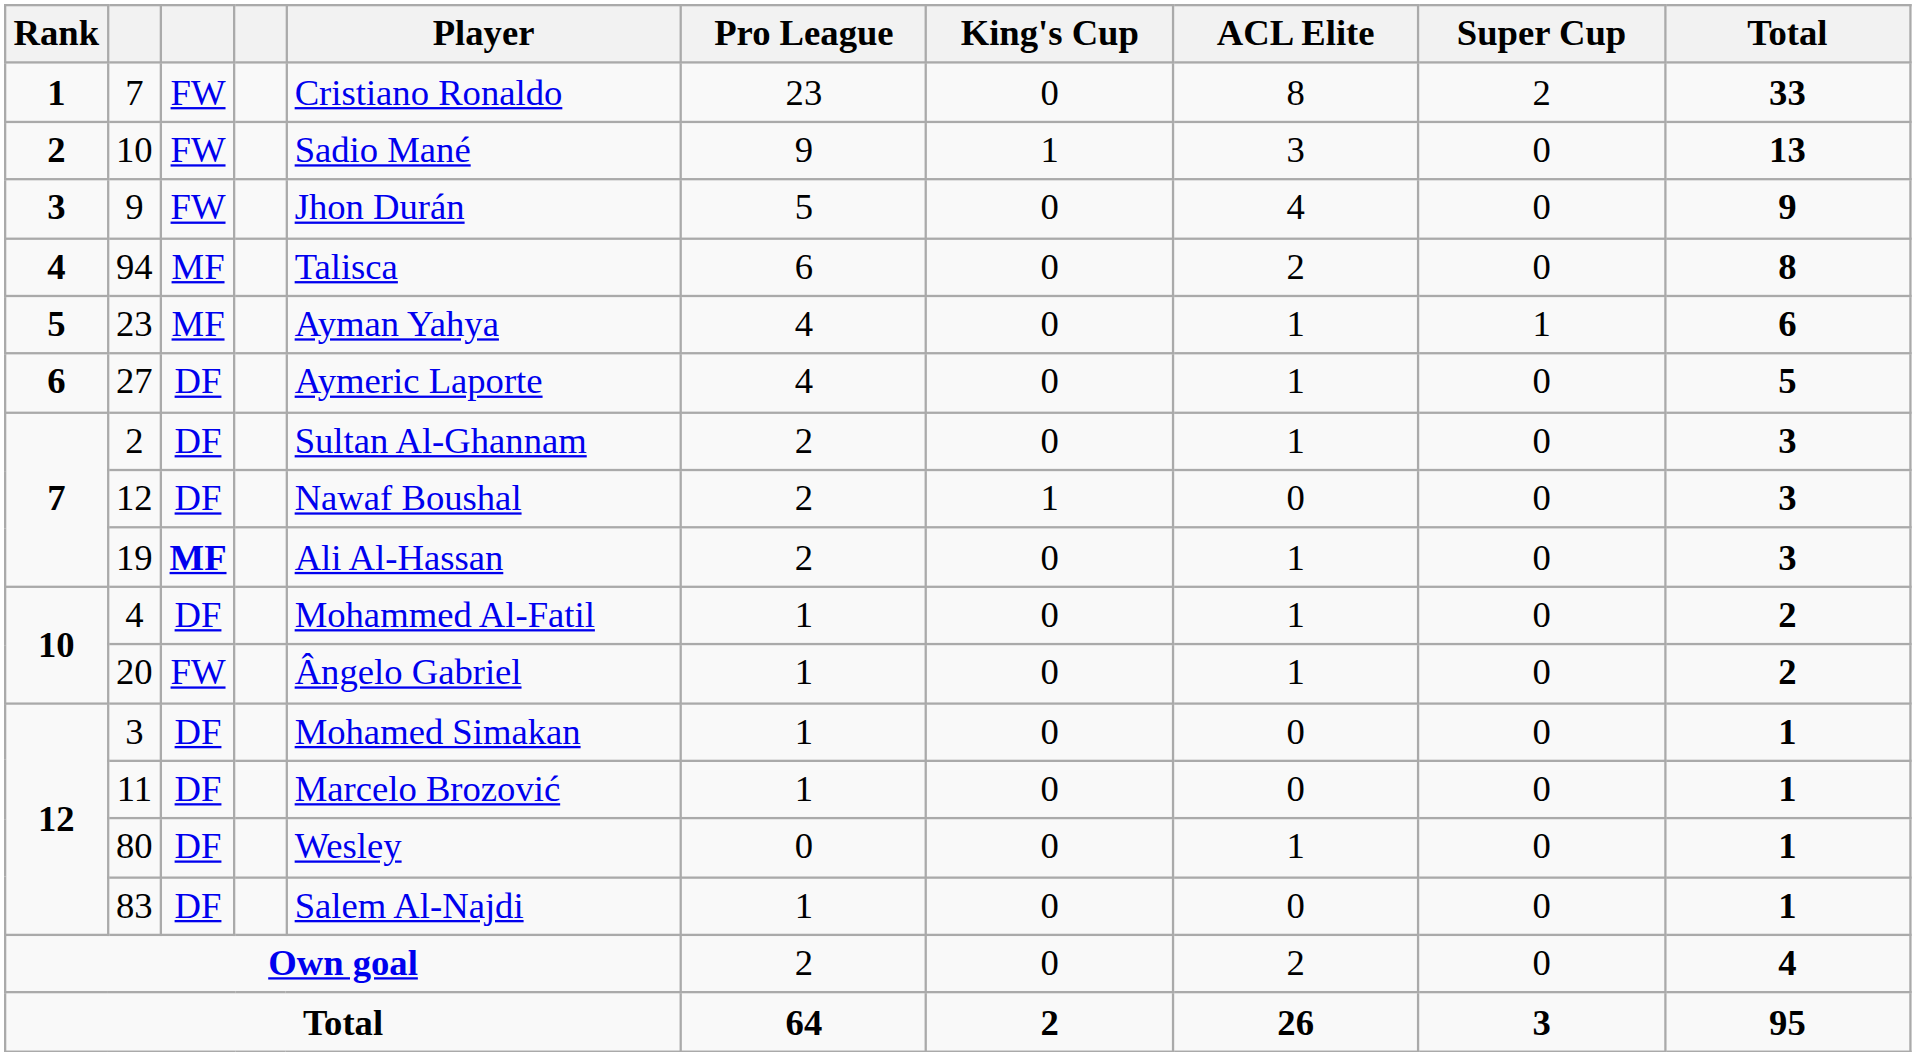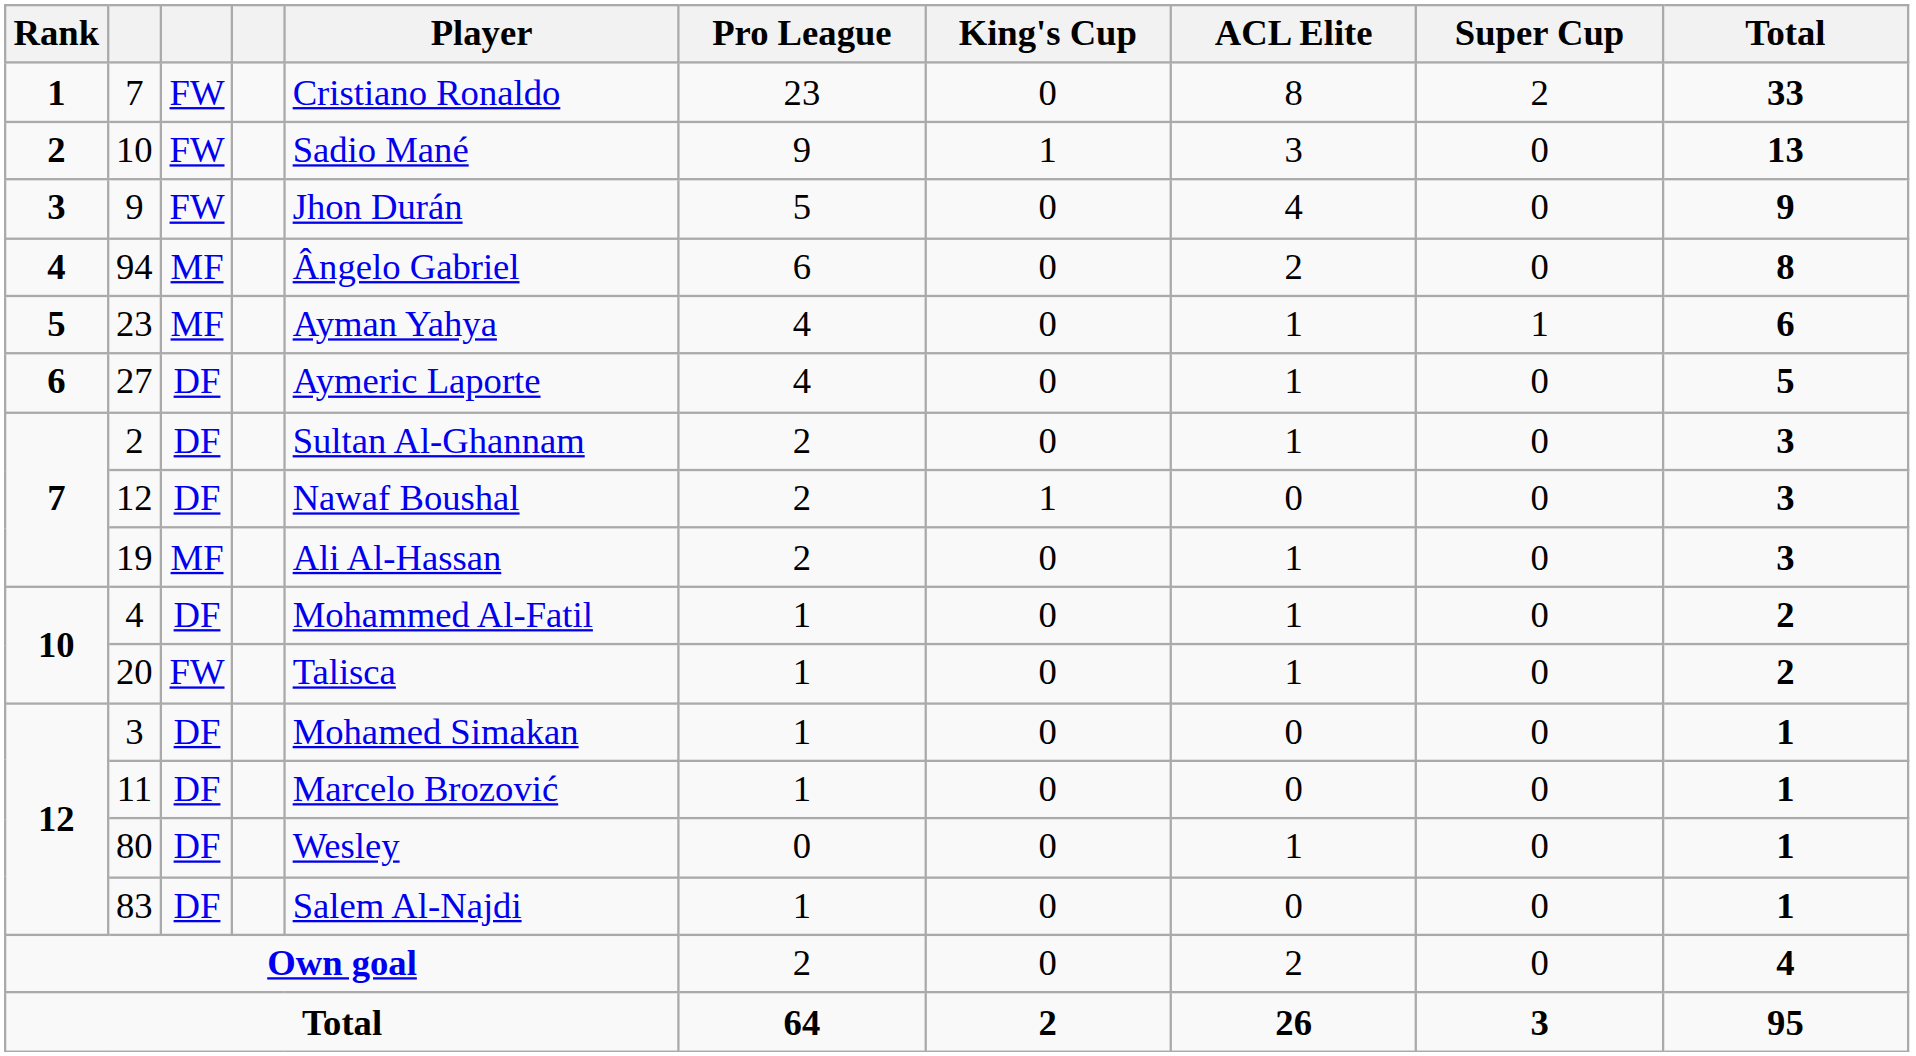(346, 265) Talisca -> (406, 265) Ângelo Gabriel
(198, 556) bold -> (197, 556) normal
(408, 672) Ângelo Gabriel -> (344, 672) Talisca
